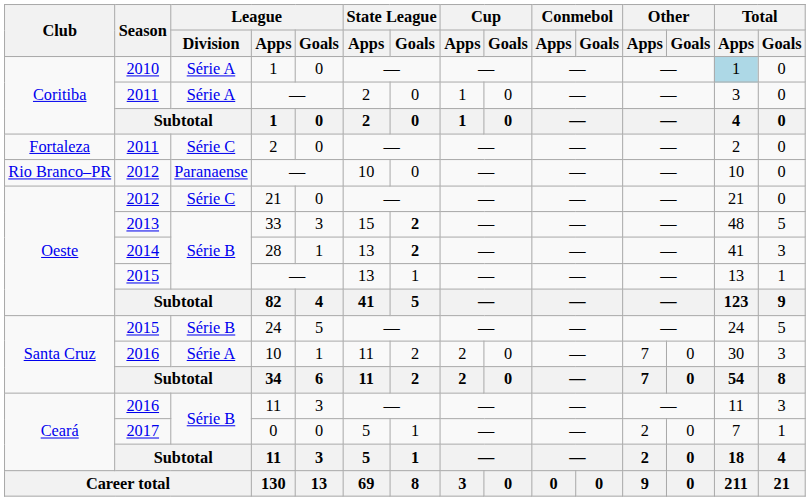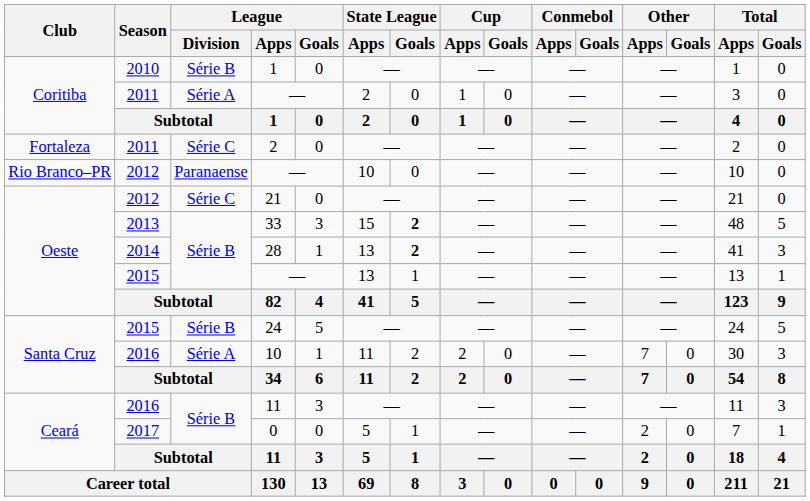(211, 69) Série A -> (211, 69) Série B
(736, 69) lightblue background -> (736, 69) no background
